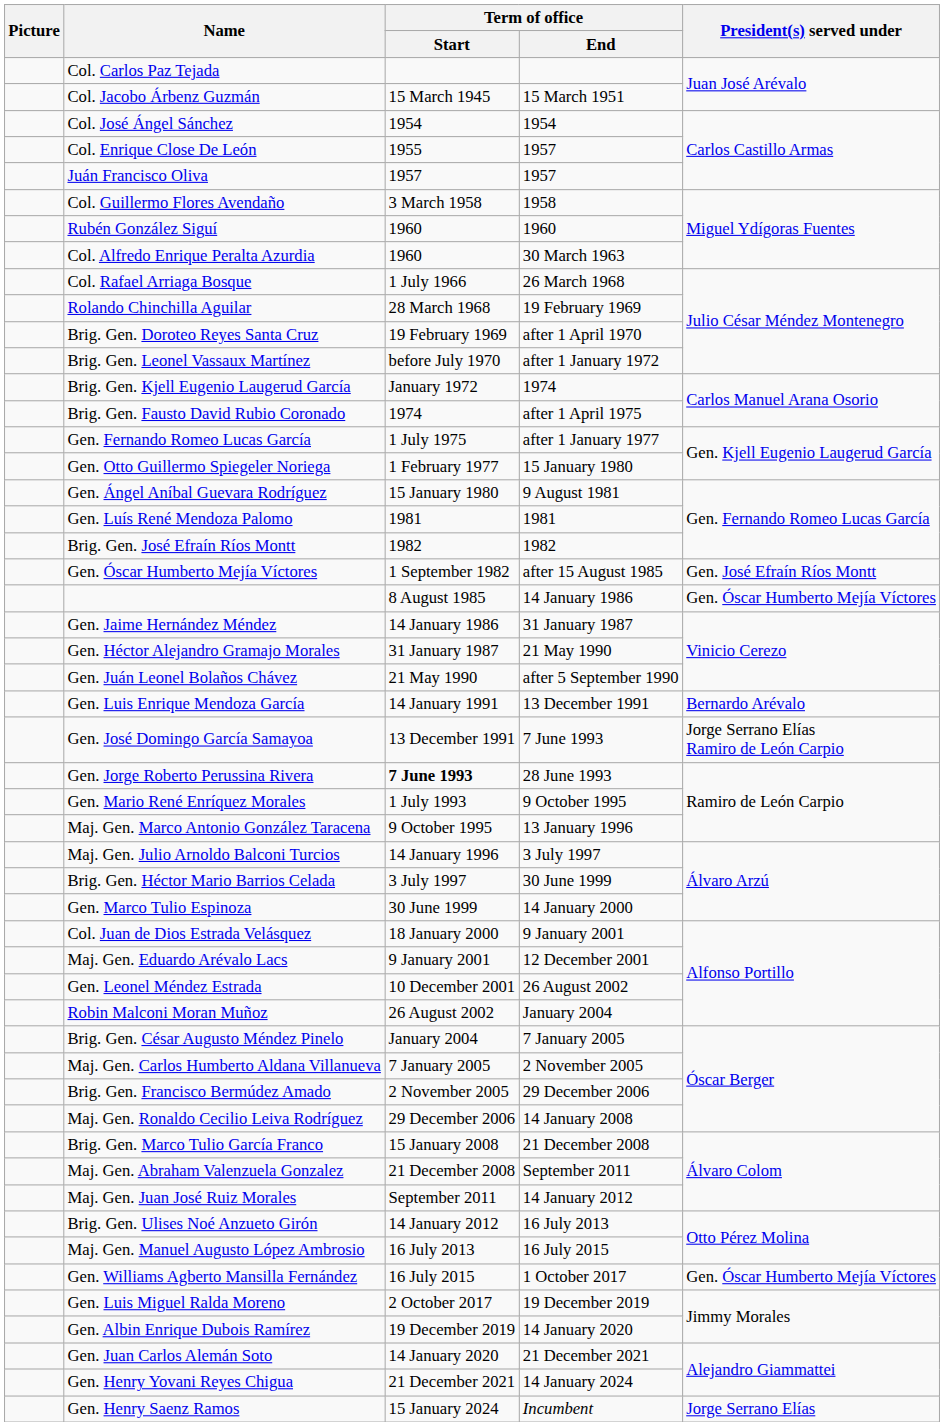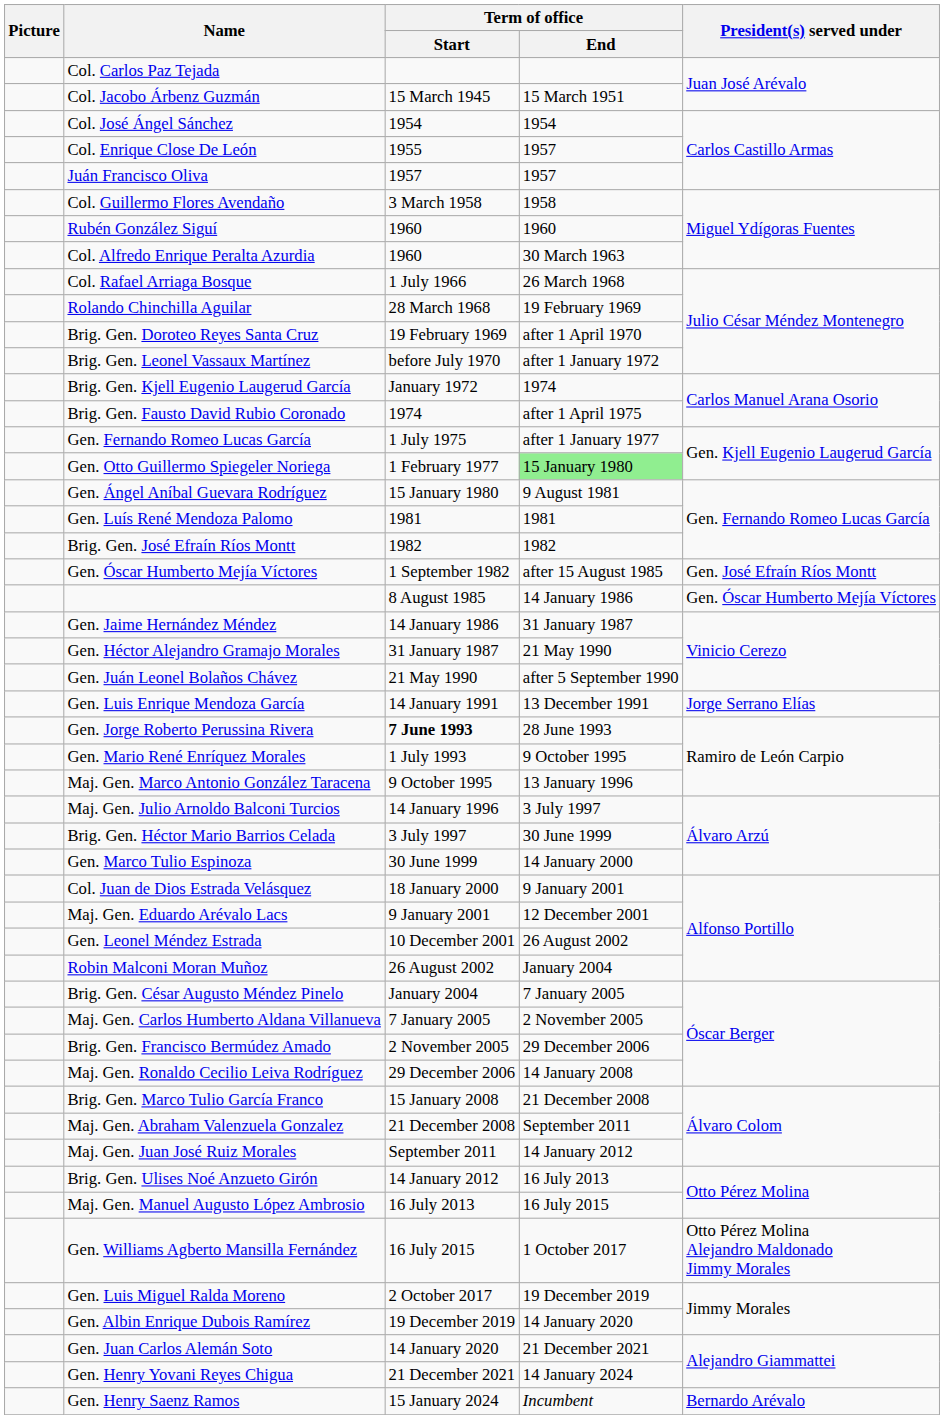(578, 466) no background -> (578, 466) lightgreen background
(746, 703) Bernardo Arévalo -> (751, 703) Jorge Serrano Elías
- row: (190, 739)
(811, 1276) Gen. Óscar Humberto Mejía Víctores -> (759, 1250) Otto Pérez Molina Alejandro Maldonado Jimmy Morales
(751, 1408) Jorge Serrano Elías -> (746, 1401) Bernardo Arévalo
